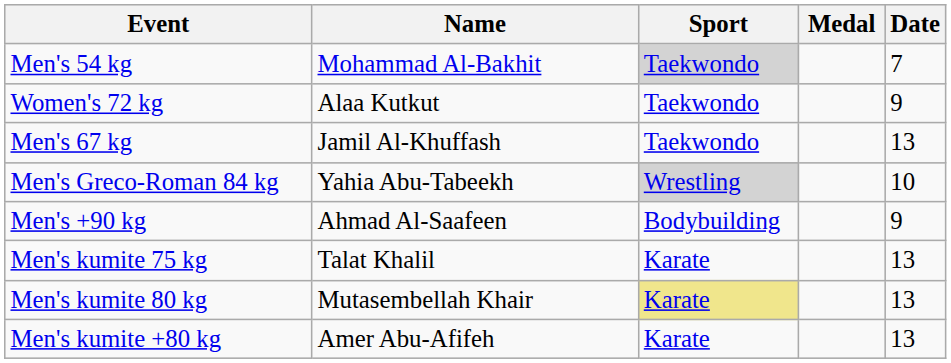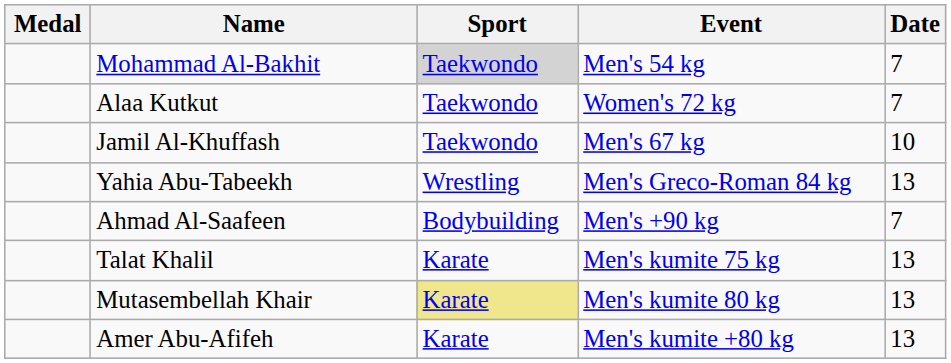columns swapped: (842, 24) <-> (158, 24)
(897, 102) 9 -> (897, 102) 7
(903, 142) 13 -> (903, 142) 10
(692, 181) lightgrey background -> (471, 181) no background
(903, 181) 10 -> (903, 181) 13
(897, 220) 9 -> (897, 220) 7
